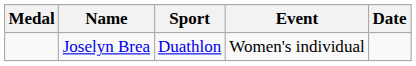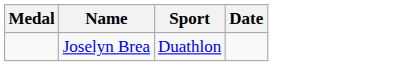- column: (297, 18)
